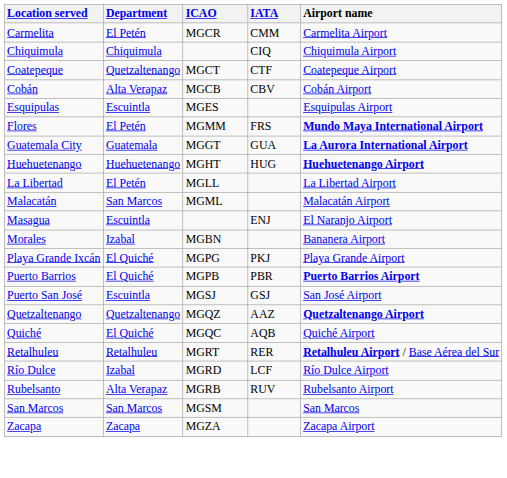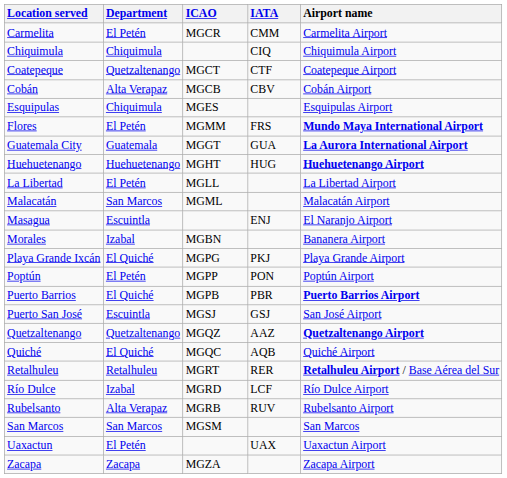(128, 107) Escuintla -> (134, 107) Chiquimula
+ row: (24, 276)
+ row: (30, 445)
